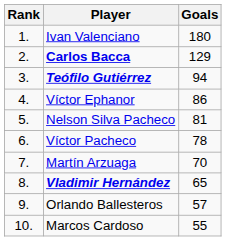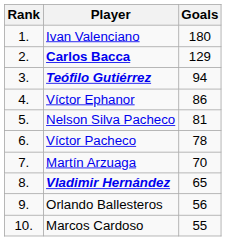(200, 204) 57 -> (200, 204) 56
